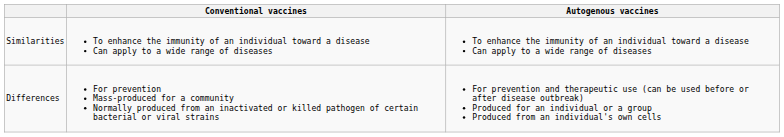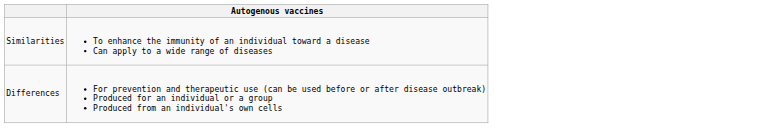- column: (256, 11)
